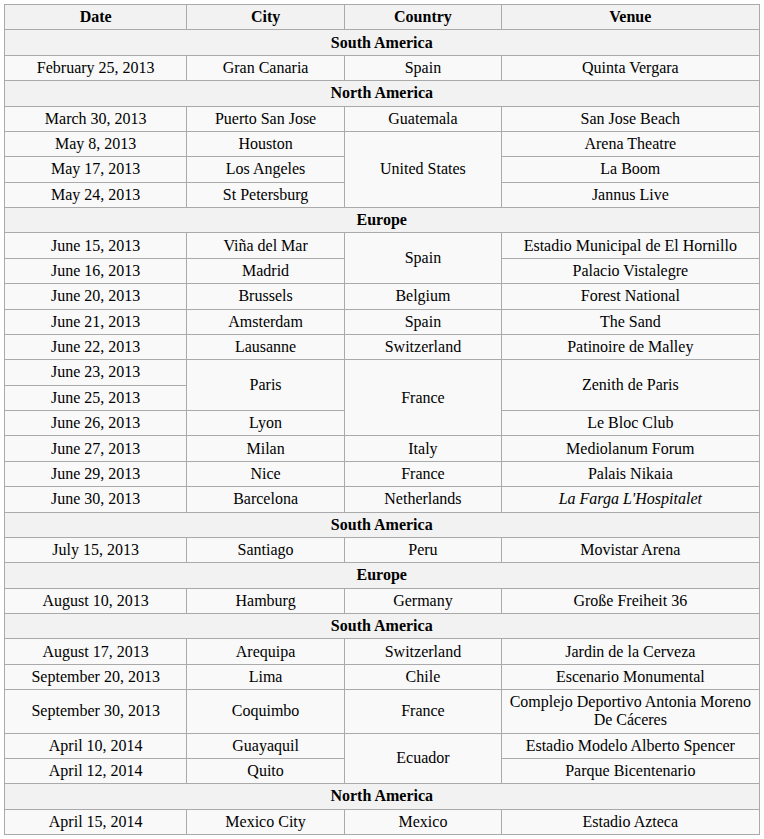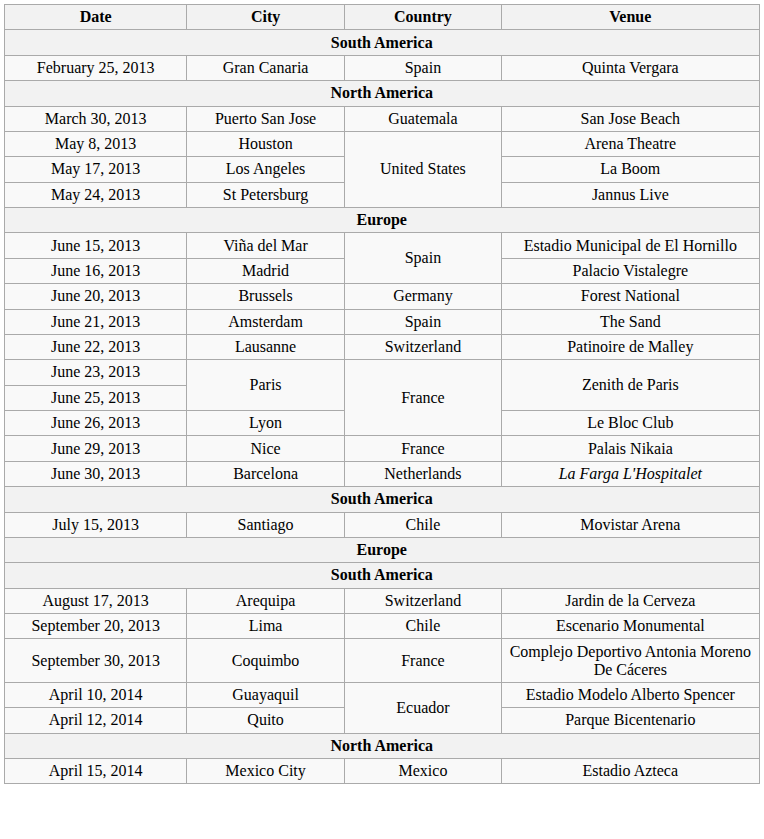(423, 296) Belgium -> (423, 296) Germany
- row: (96, 448)
(423, 550) Peru -> (423, 524) Chile
- row: (96, 600)
